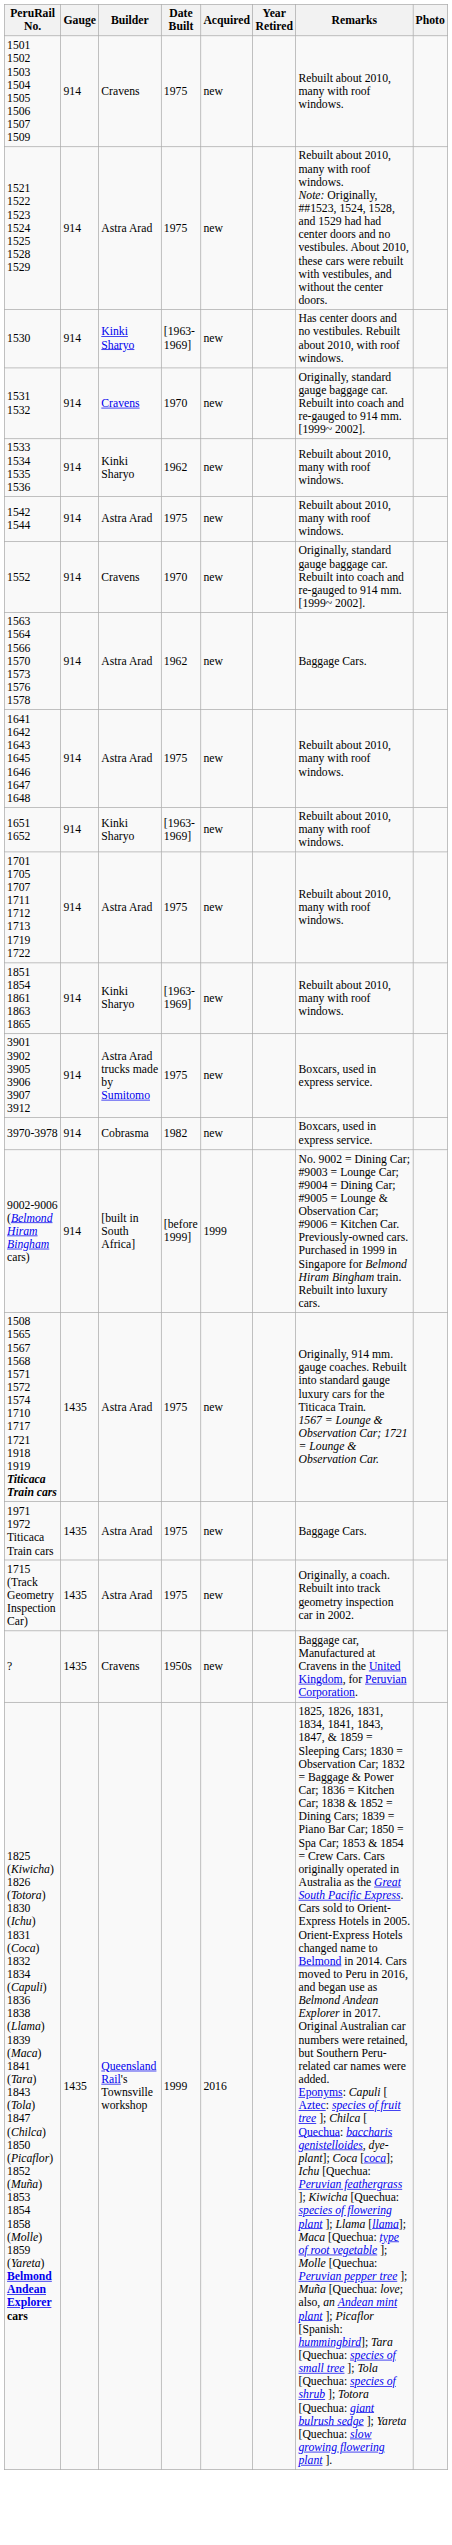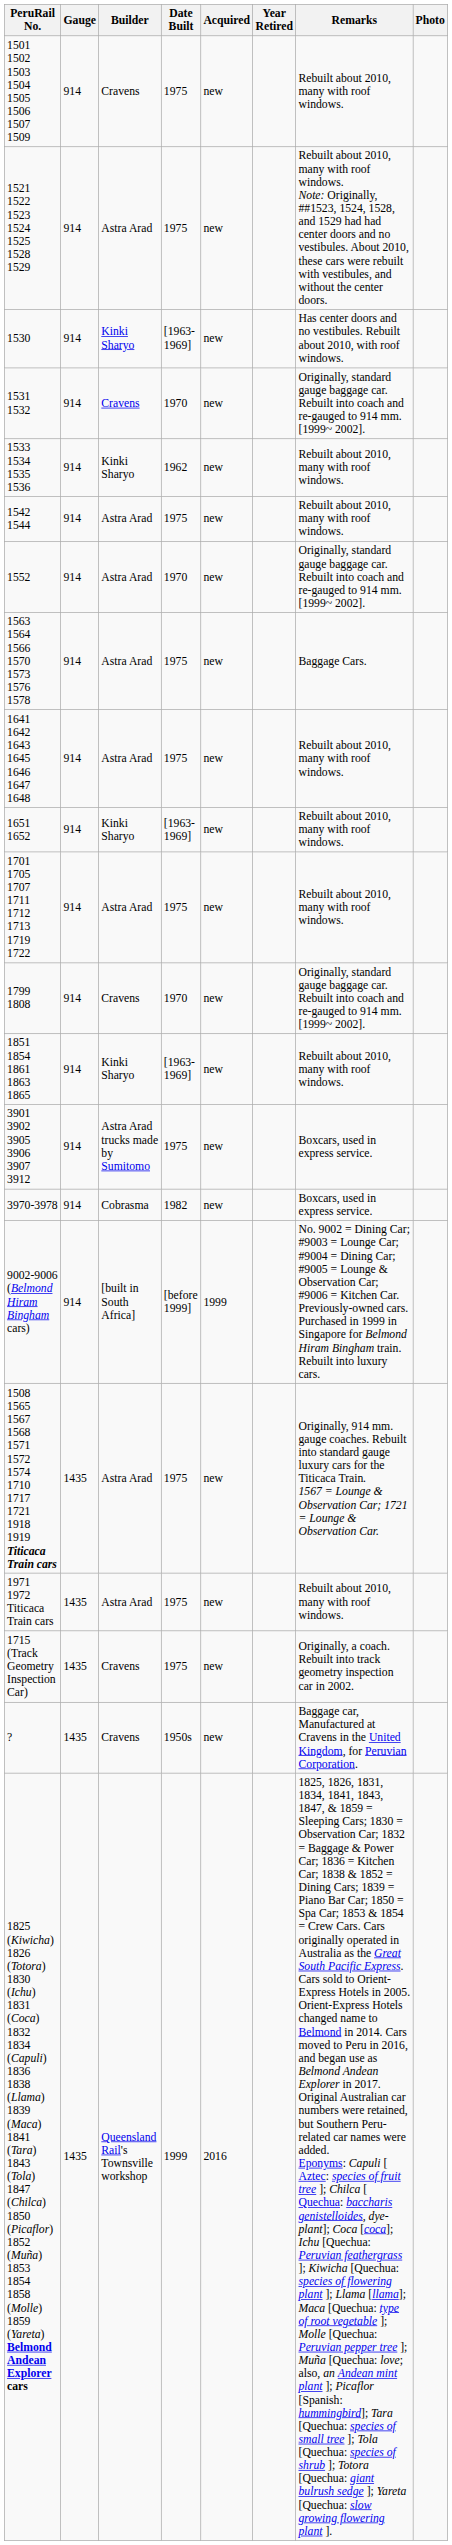(120, 577) Cravens -> (127, 577) Astra Arad
(176, 661) 1962 -> (176, 661) 1975
+ row: (19, 998)
(333, 1530) Baggage Cars. -> (345, 1602) Rebuilt about 2010, many with roof windows.
(127, 1595) Astra Arad -> (120, 1666) Cravens
